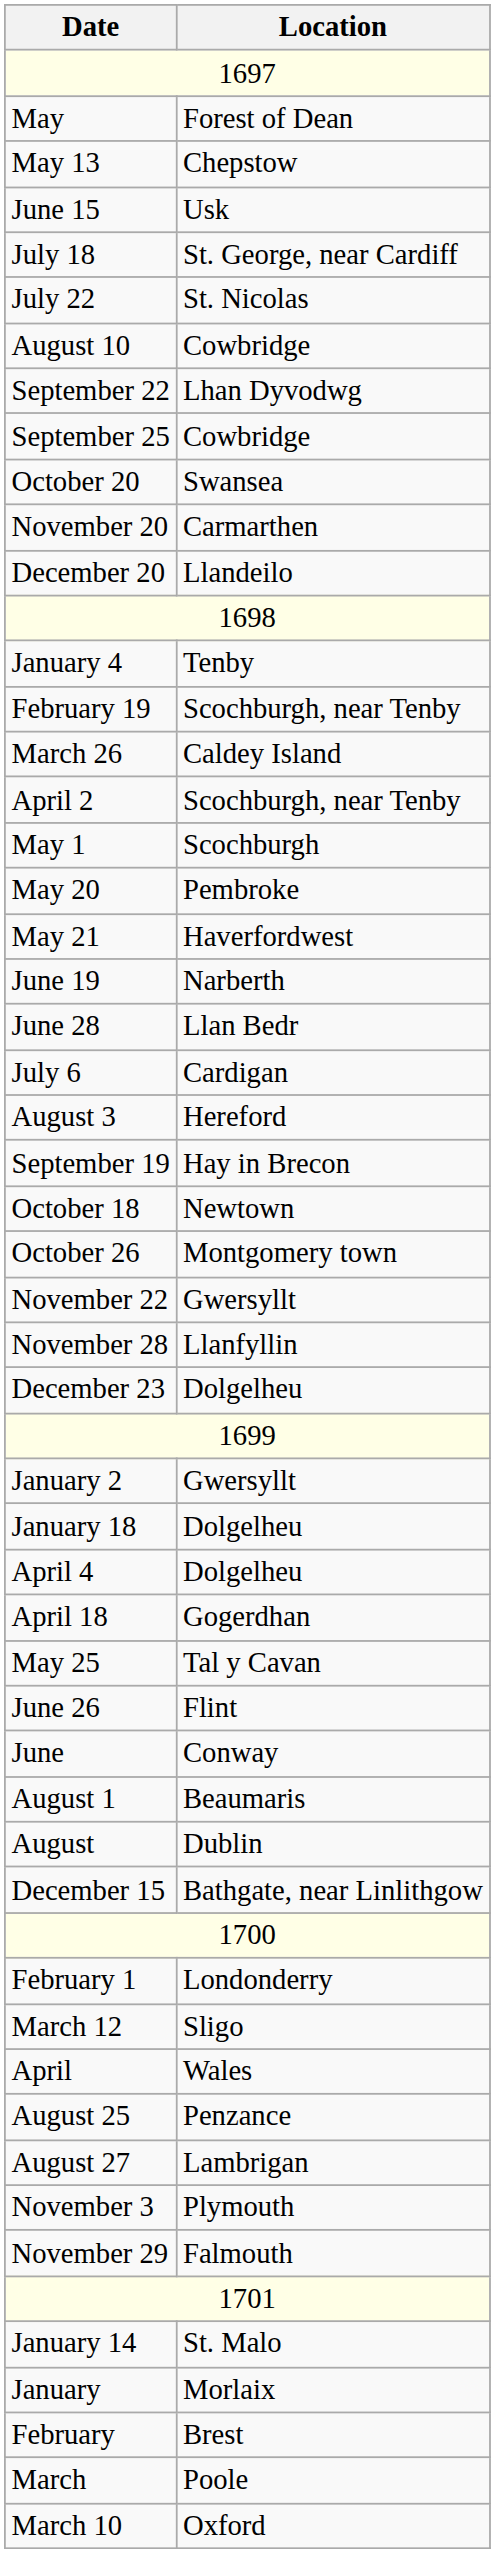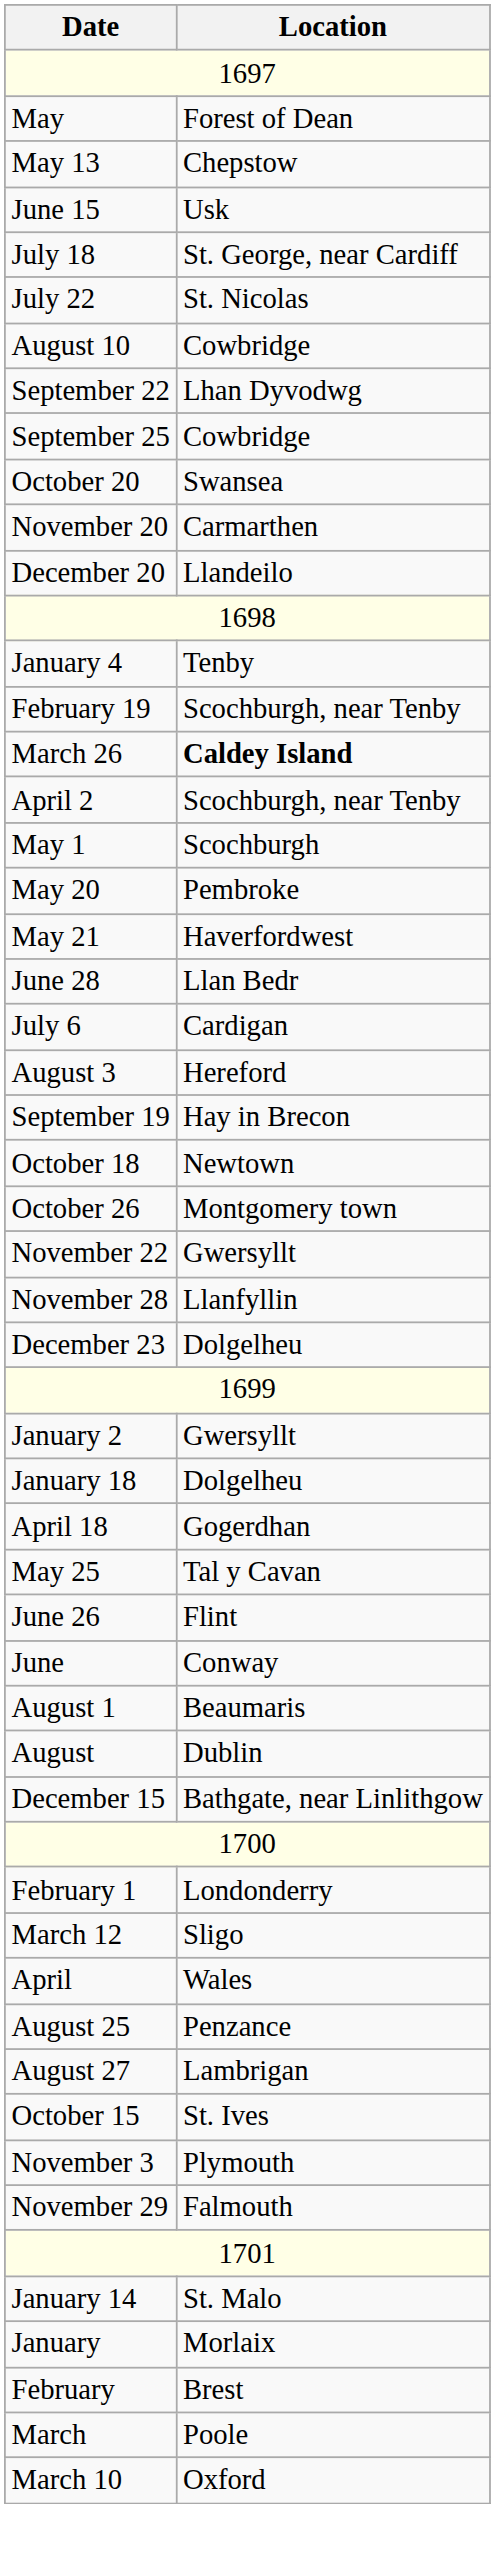(262, 753) normal -> (268, 753) bold
- row: (56, 981)
- row: (52, 1571)
+ row: (76, 2116)
